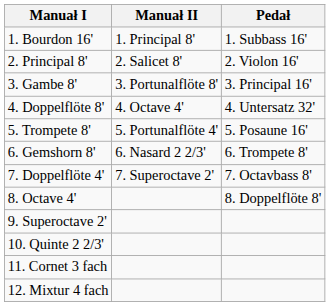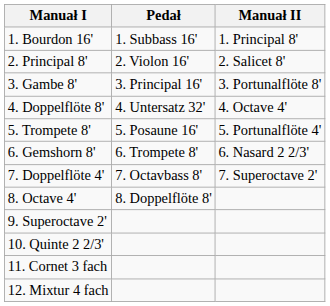columns swapped: (167, 15) <-> (273, 15)
